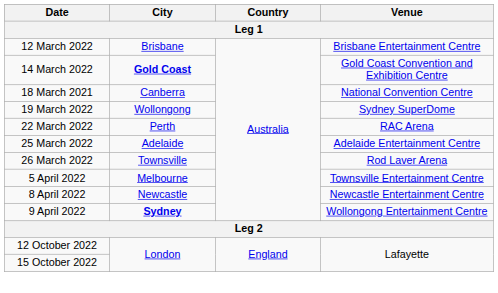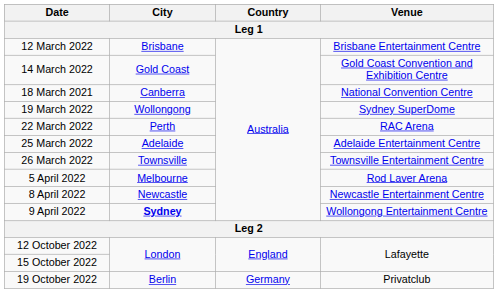(162, 70) bold -> (162, 70) normal
(407, 161) Rod Laver Arena -> (407, 161) Townsville Entertainment Centre
(407, 178) Townsville Entertainment Centre -> (407, 178) Rod Laver Arena
+ row: (57, 280)
